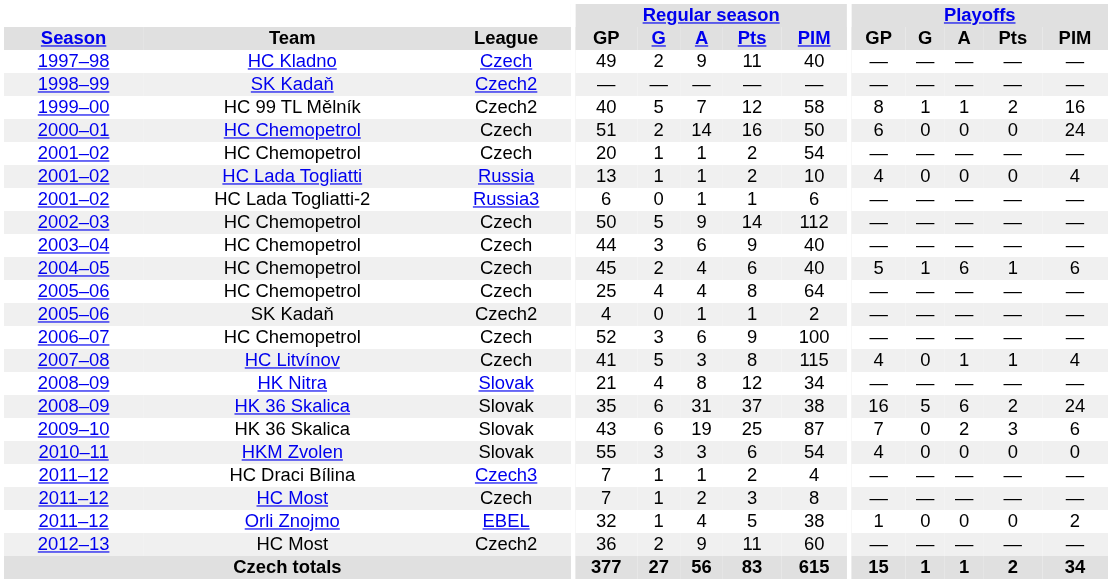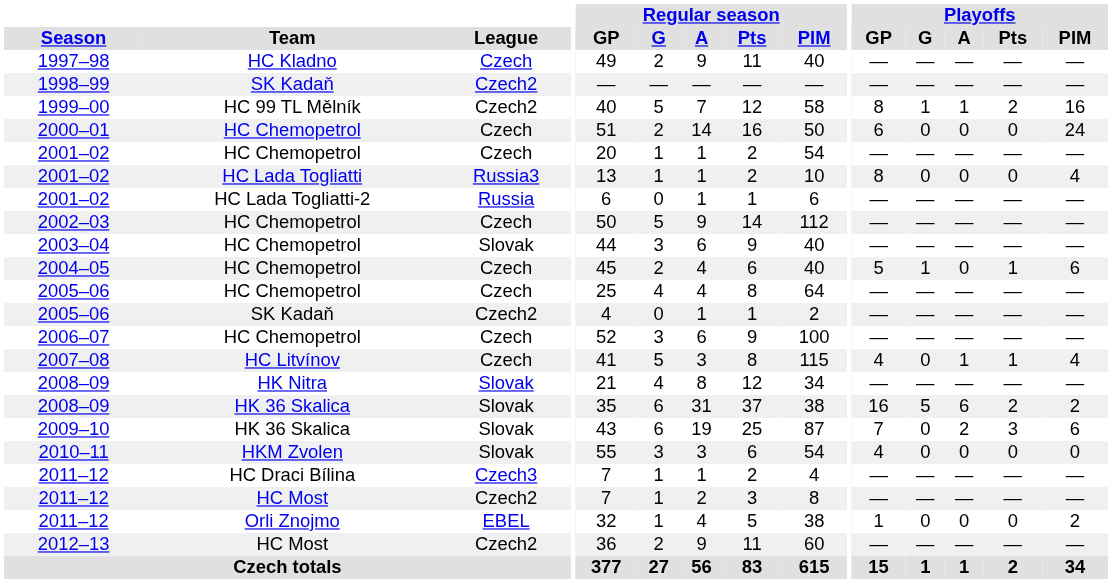(506, 176) Russia -> (506, 176) Russia3
(879, 176) 4 -> (879, 176) 8
(506, 199) Russia3 -> (506, 199) Russia
(506, 245) Czech -> (506, 245) Slovak
(964, 268) 6 -> (964, 268) 0
(1075, 406) 24 -> (1075, 406) 2
(506, 498) Czech -> (506, 498) Czech2
